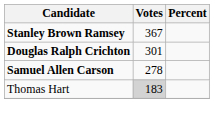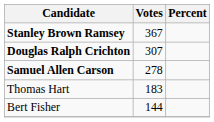(154, 51) 301 -> (154, 51) 307
(154, 88) lightgrey background -> (154, 88) no background
+ row: (34, 107)
